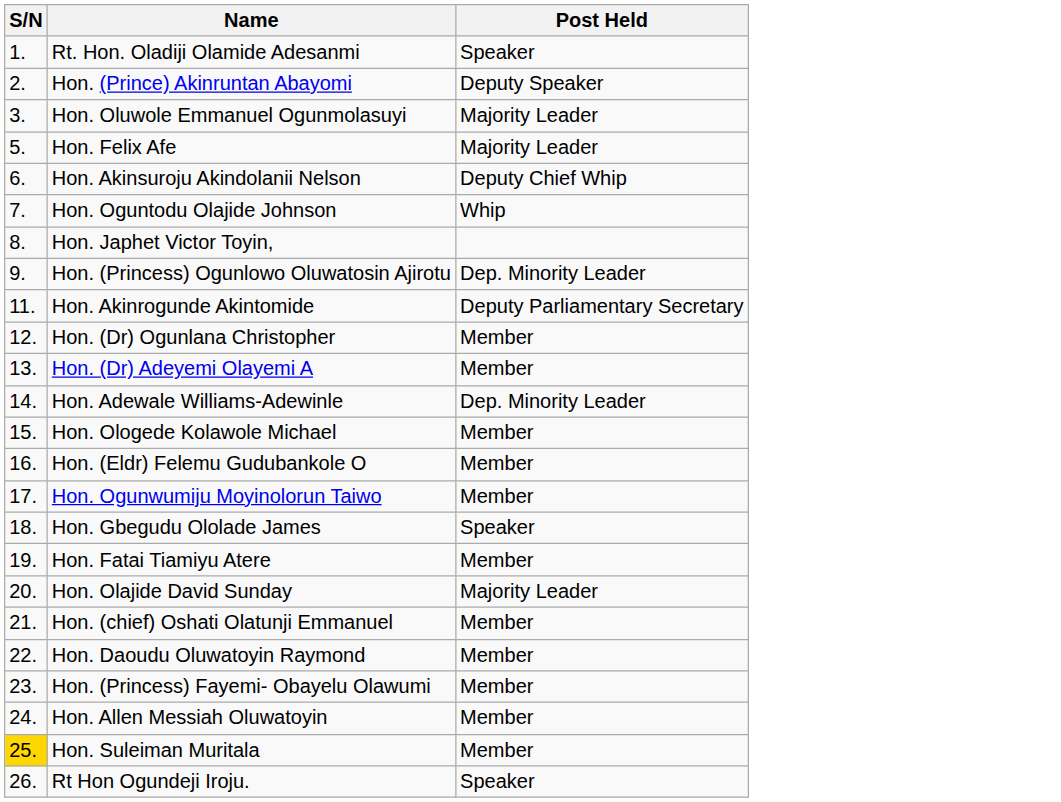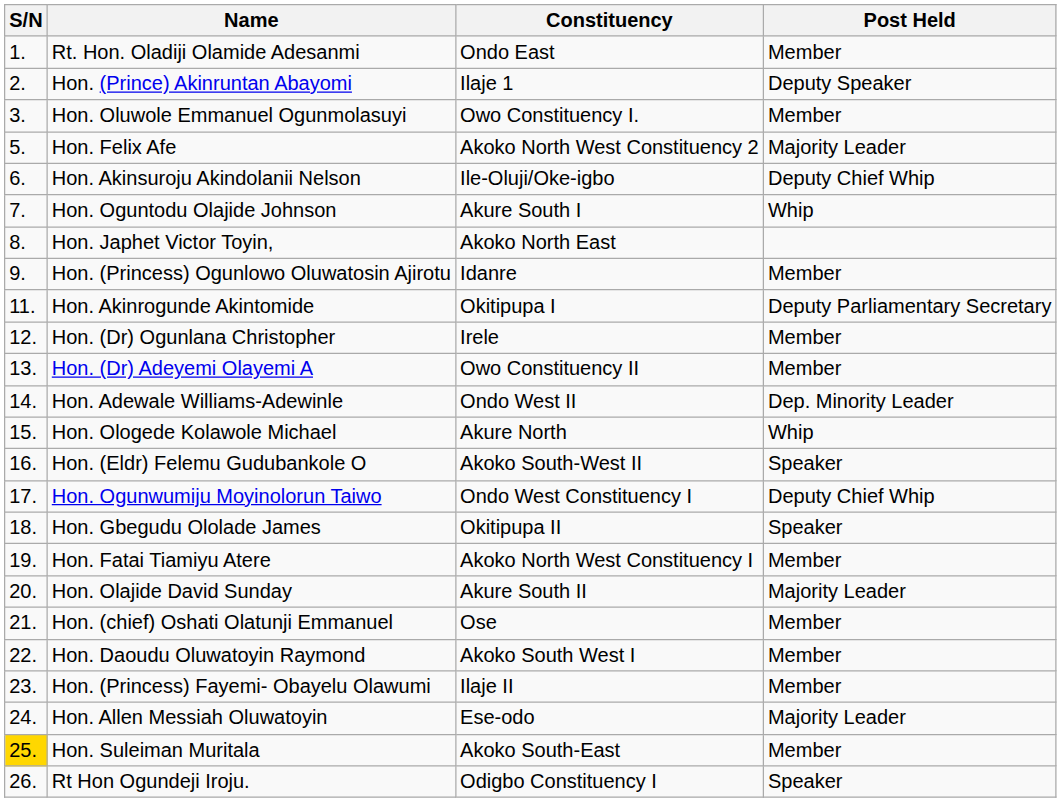+ column: (609, 20)
(497, 52) Speaker -> (805, 52) Member
(529, 115) Majority Leader -> (805, 115) Member
(553, 274) Dep. Minority Leader -> (805, 274) Member
(497, 432) Member -> (791, 432) Whip
(497, 464) Member -> (805, 464) Speaker
(497, 496) Member -> (851, 496) Deputy Chief Whip
(497, 718) Member -> (837, 718) Majority Leader
